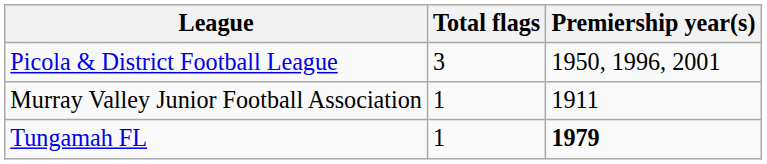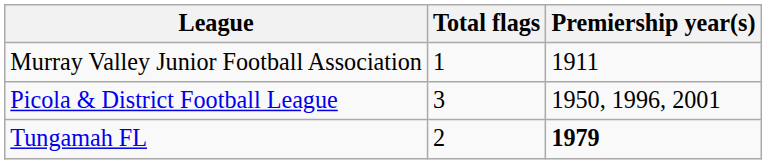rows swapped: (216, 100) <-> (174, 61)
(439, 138) 1 -> (439, 138) 2
